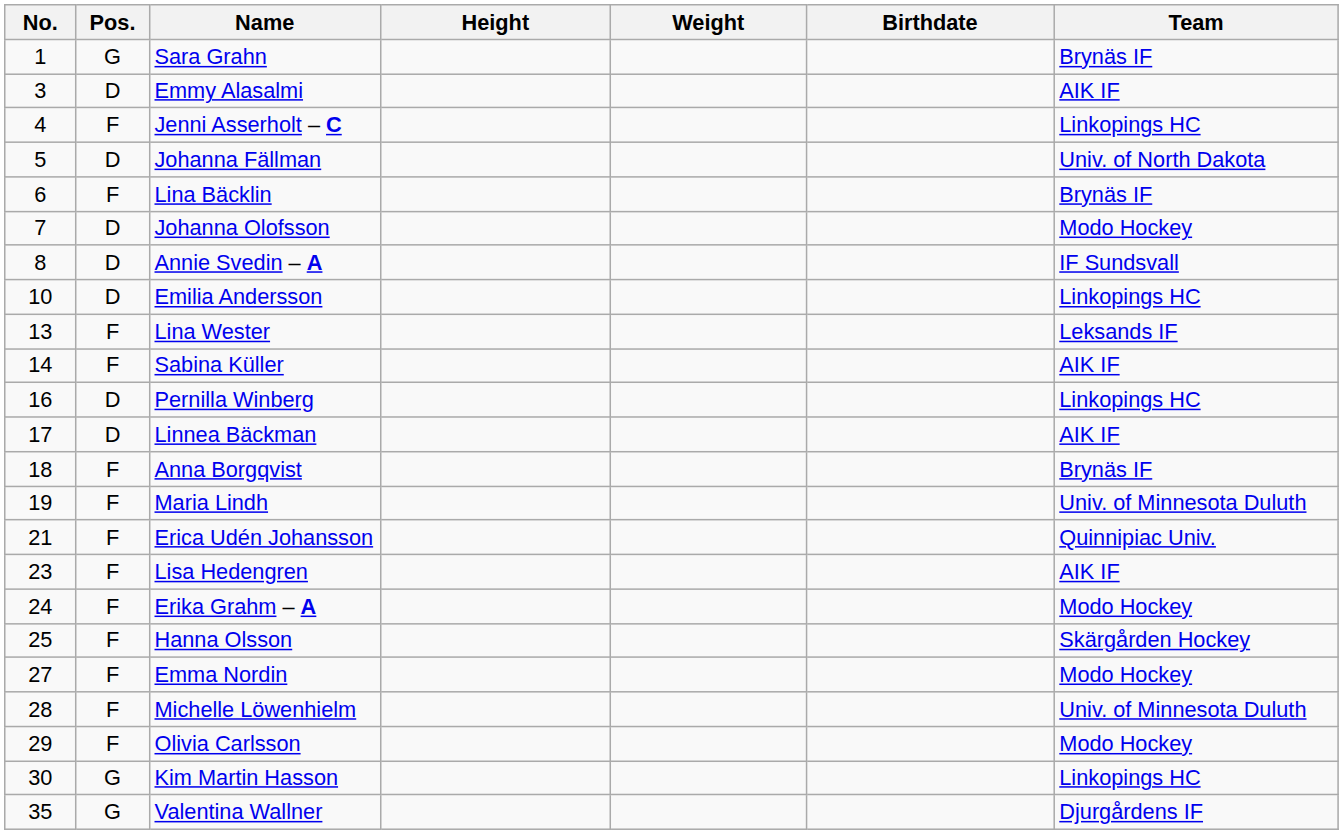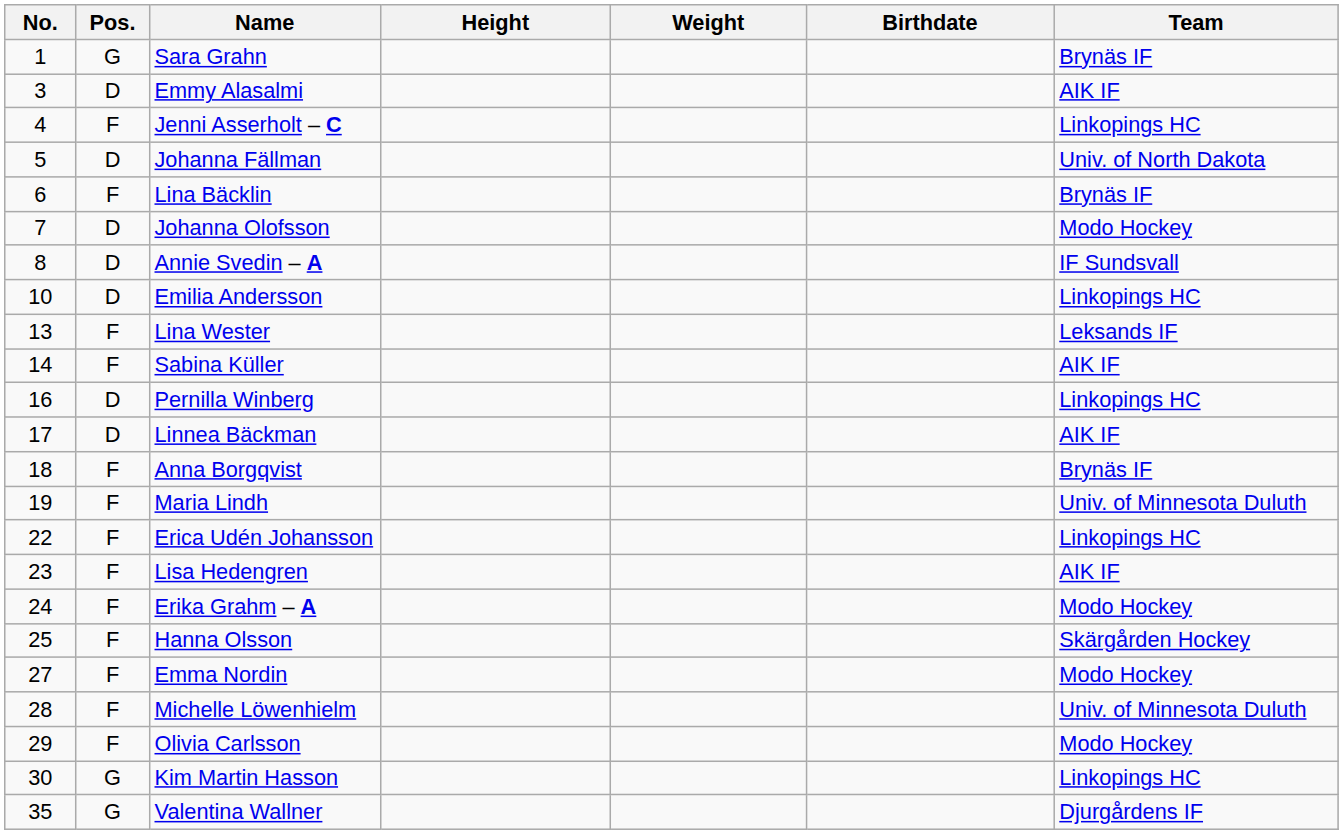(40, 538) 21 -> (40, 538) 22
(1138, 538) Quinnipiac Univ. -> (1130, 538) Linkopings HC
